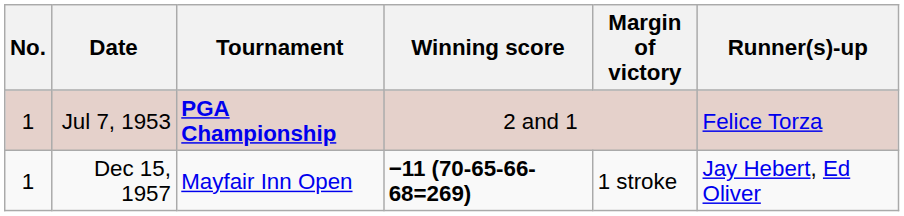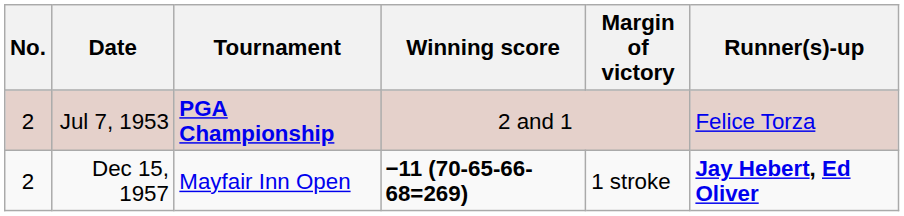(28, 120) 1 -> (28, 120) 2
(28, 181) 1 -> (28, 181) 2
(776, 181) normal -> (773, 181) bold
